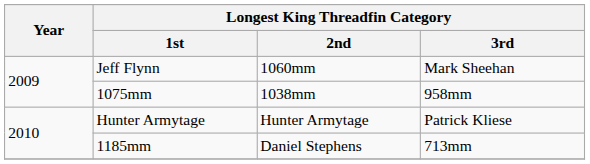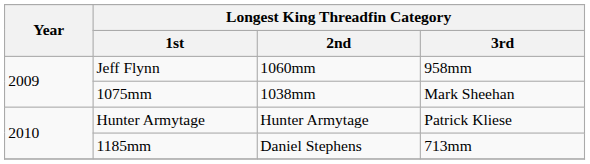(469, 69) Mark Sheehan -> (448, 69) 958mm
(448, 94) 958mm -> (469, 94) Mark Sheehan
